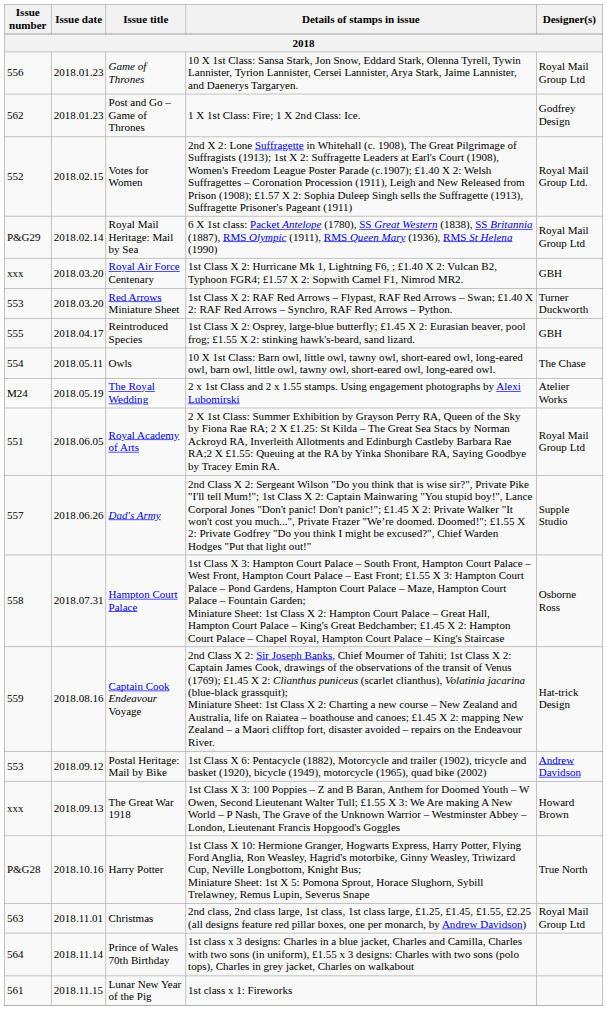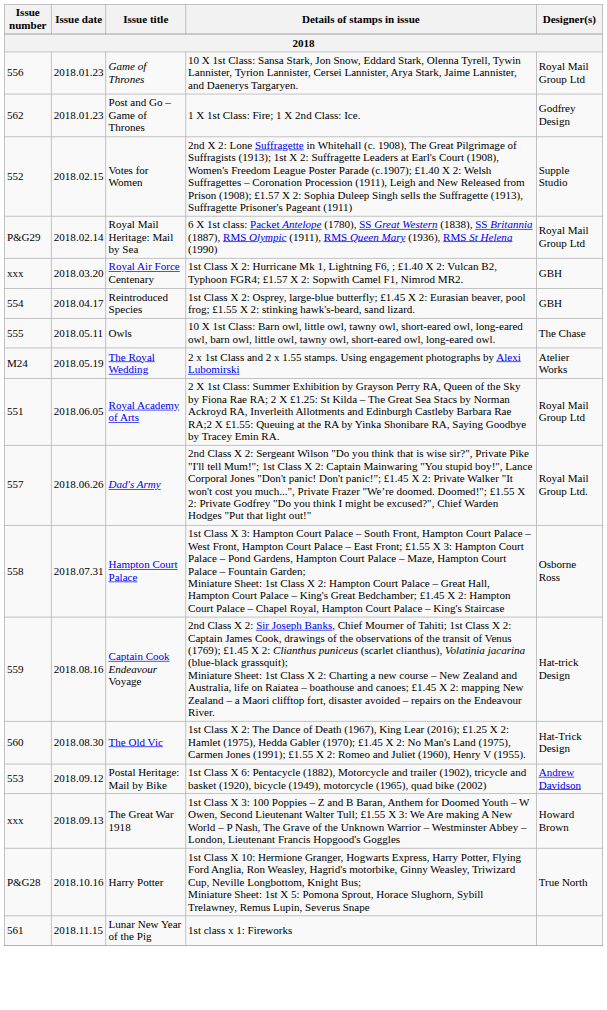(564, 176) Royal Mail Group Ltd. -> (554, 176) Supple Studio
- row: (144, 303)
(15, 333) 555 -> (15, 303) 554
(15, 363) 554 -> (15, 333) 555
(554, 515) Supple Studio -> (564, 485) Royal Mail Group Ltd.
+ row: (136, 742)
- row: (131, 918)
- row: (143, 954)
